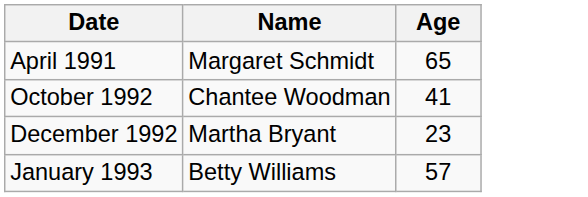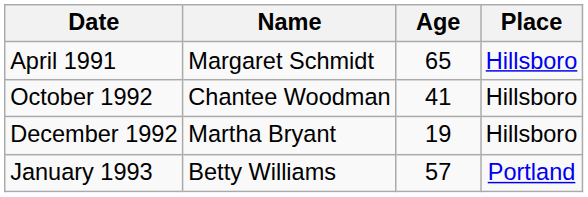+ column: (532, 23)
(438, 135) 23 -> (438, 135) 19
